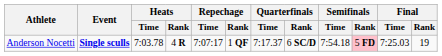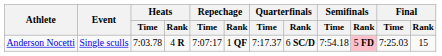(104, 43) bold -> (104, 43) normal
(424, 43) 19 -> (423, 43) 15
